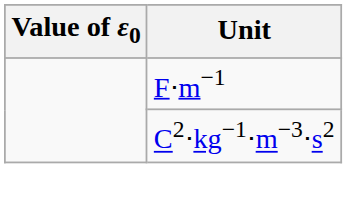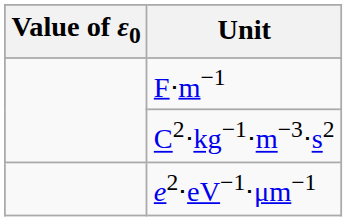+ row: (235, 188)
